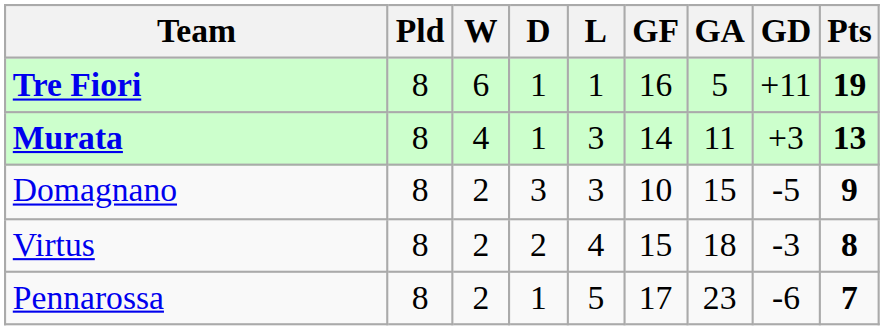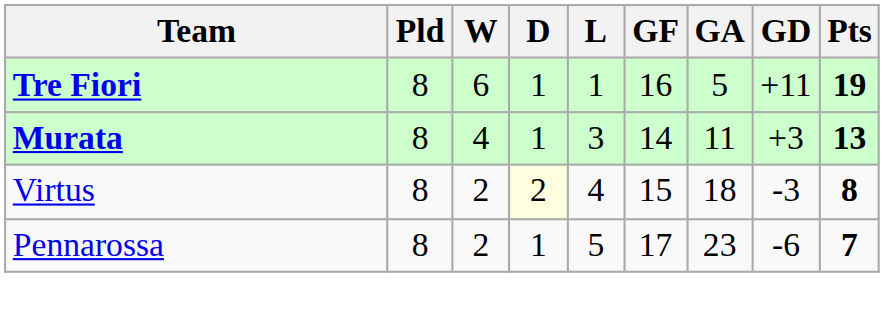- row: (95, 191)
(538, 244) no background -> (538, 191) lightyellow background
